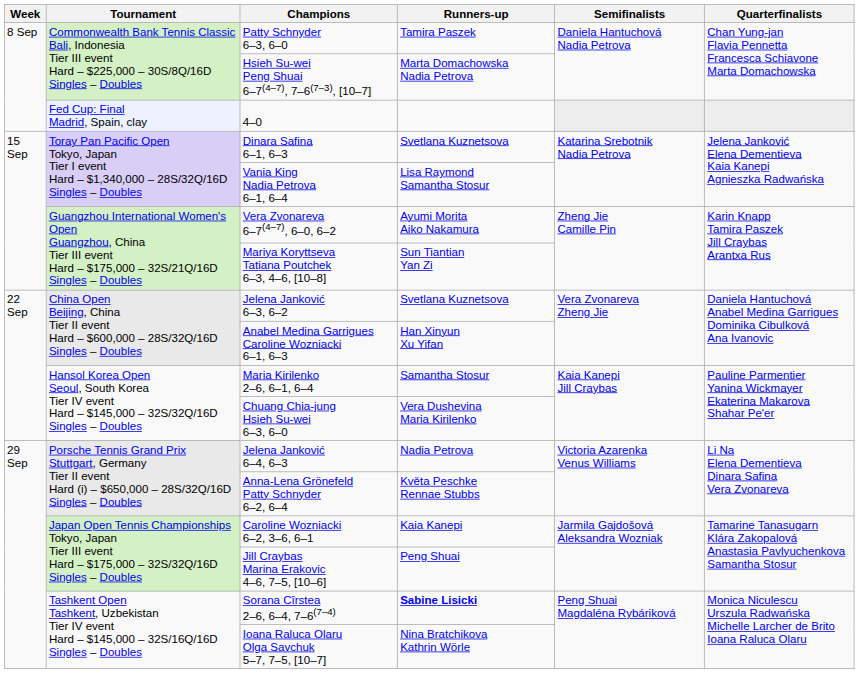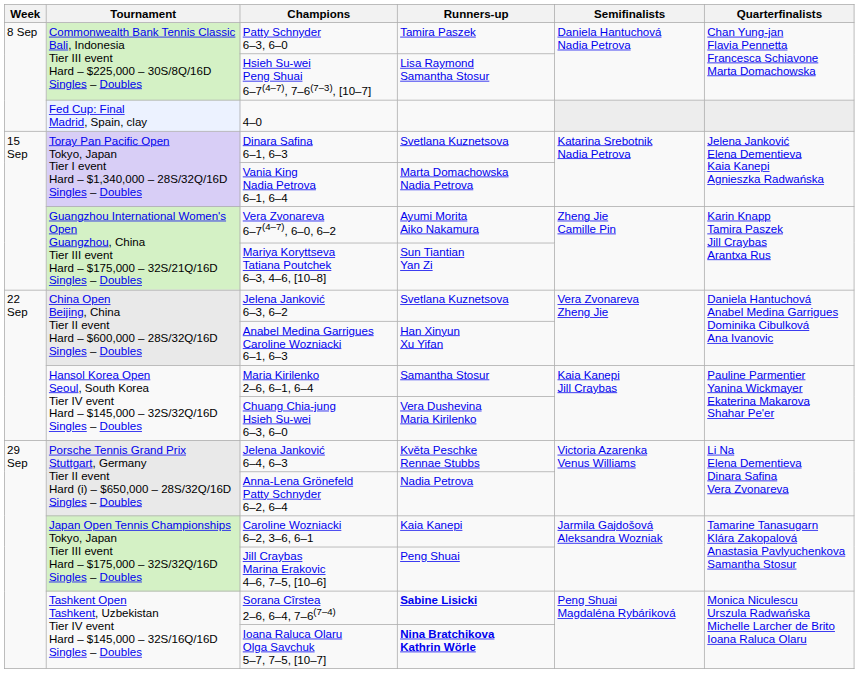(454, 70) Marta Domachowska Nadia Petrova -> (445, 70) Lisa Raymond Samantha Stosur
(445, 179) Lisa Raymond Samantha Stosur -> (454, 179) Marta Domachowska Nadia Petrova
(437, 450) Nadia Petrova -> (440, 456) Květa Peschke Rennae Stubbs
(440, 487) Květa Peschke Rennae Stubbs -> (437, 481) Nadia Petrova
(444, 640) normal -> (447, 640) bold
